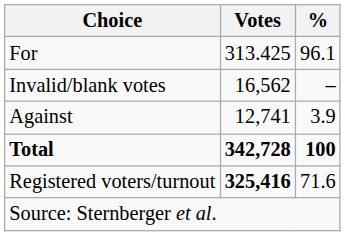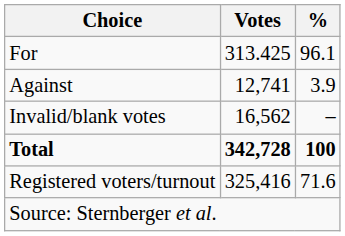rows swapped: (41, 117) <-> (87, 85)
(258, 181) bold -> (258, 181) normal
